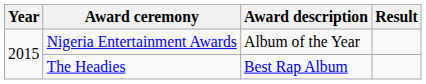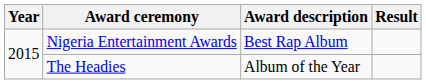(302, 41) Album of the Year -> (296, 41) Best Rap Album
(296, 66) Best Rap Album -> (302, 66) Album of the Year
